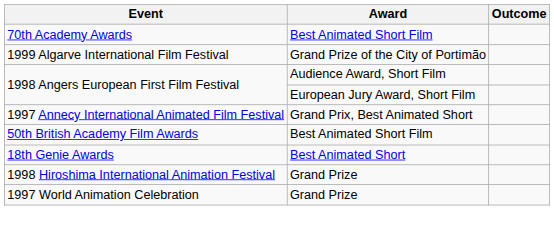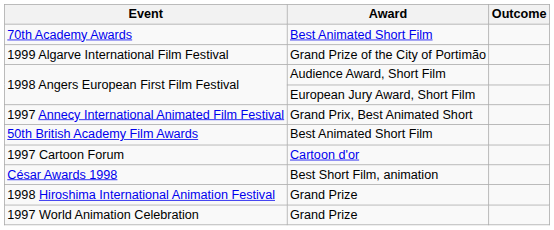+ row: (66, 154)
+ row: (62, 174)
- row: (61, 154)
